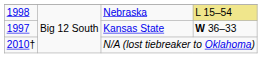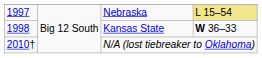(18, 12) 1998 -> (18, 12) 1997
(18, 28) 1997 -> (18, 28) 1998
